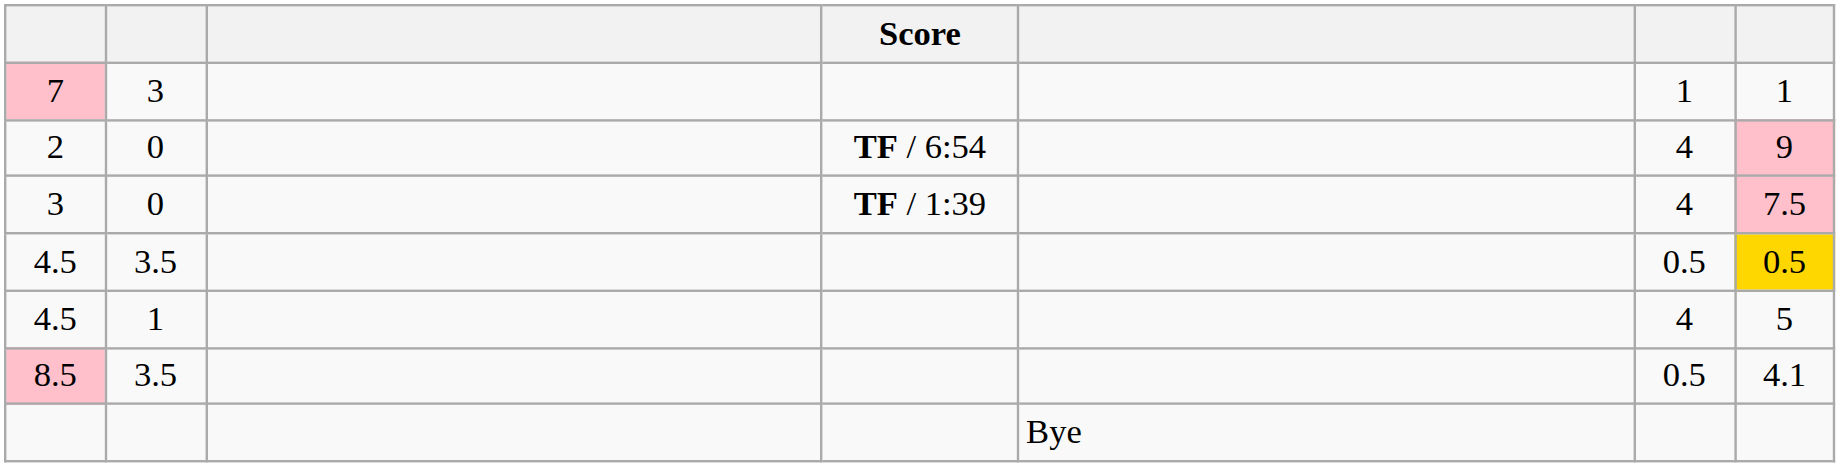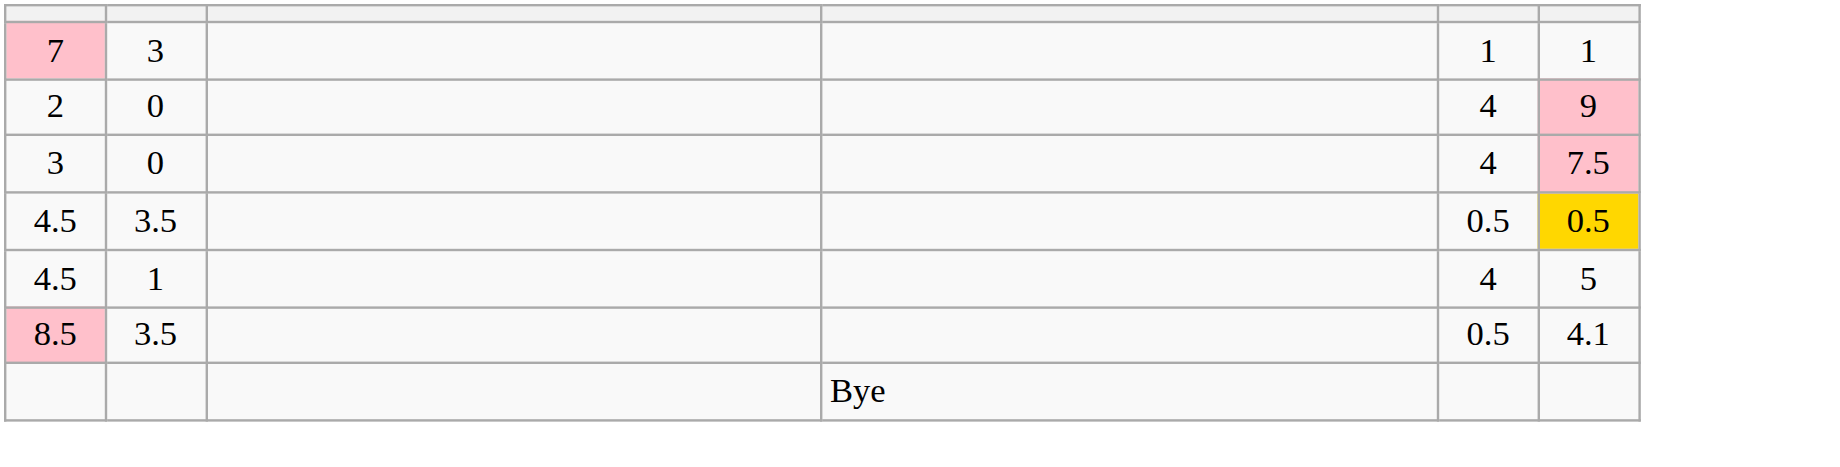- column: (920, 33)
